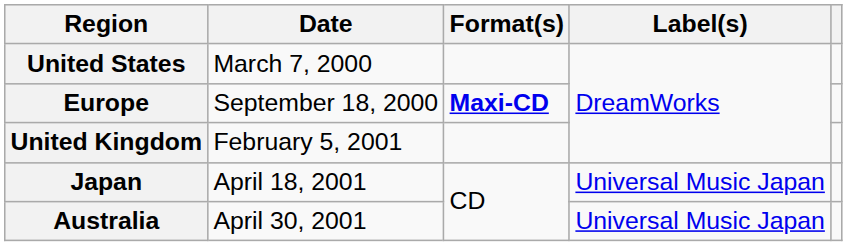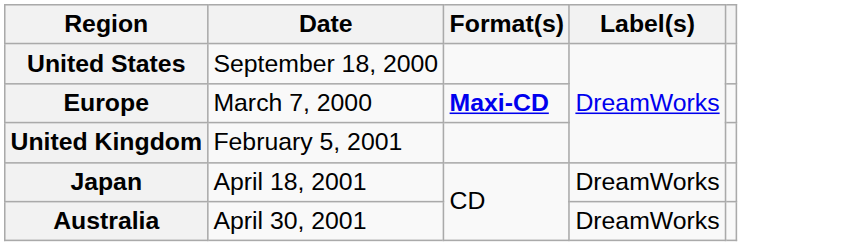(293, 63) March 7, 2000 -> (326, 63) September 18, 2000
(326, 102) September 18, 2000 -> (293, 102) March 7, 2000
(700, 181) Universal Music Japan -> (648, 181) DreamWorks
(700, 220) Universal Music Japan -> (648, 220) DreamWorks
